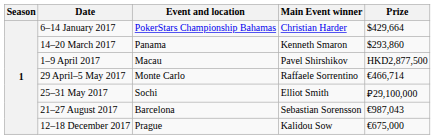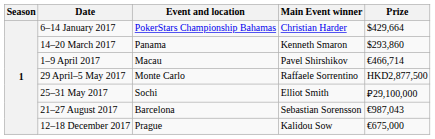(397, 60) HKD2,877,500 -> (385, 60) €466,714
(385, 76) €466,714 -> (397, 76) HKD2,877,500
